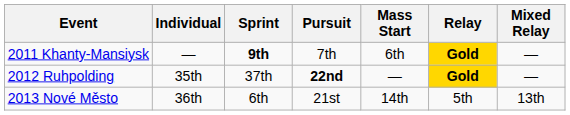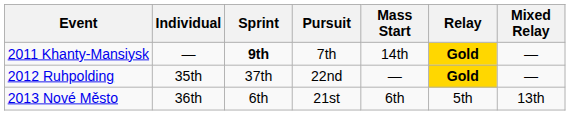(395, 53) 6th -> (395, 53) 14th
(327, 76) bold -> (327, 76) normal
(395, 98) 14th -> (395, 98) 6th
